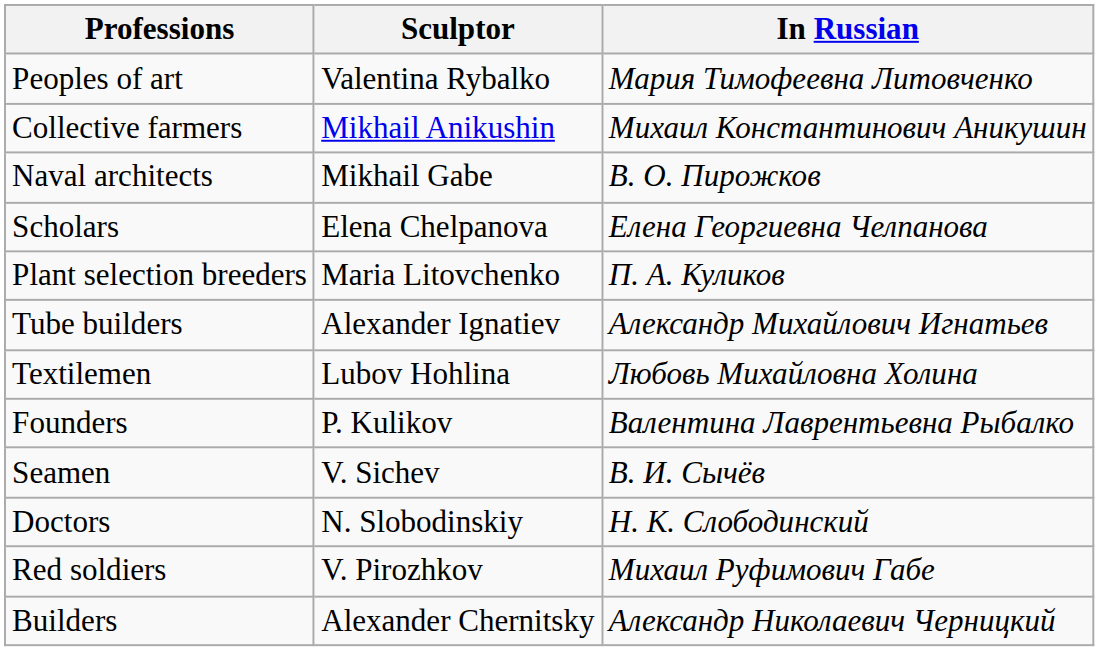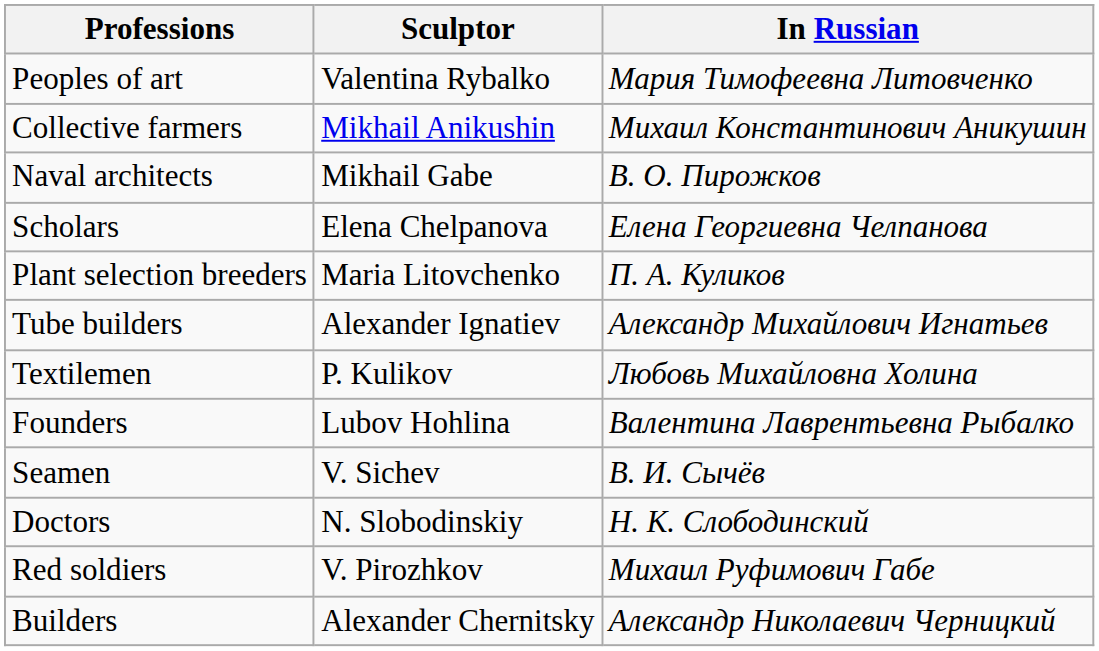(416, 373) Lubov Hohlina -> (387, 373) P. Kulikov
(387, 422) P. Kulikov -> (416, 422) Lubov Hohlina
